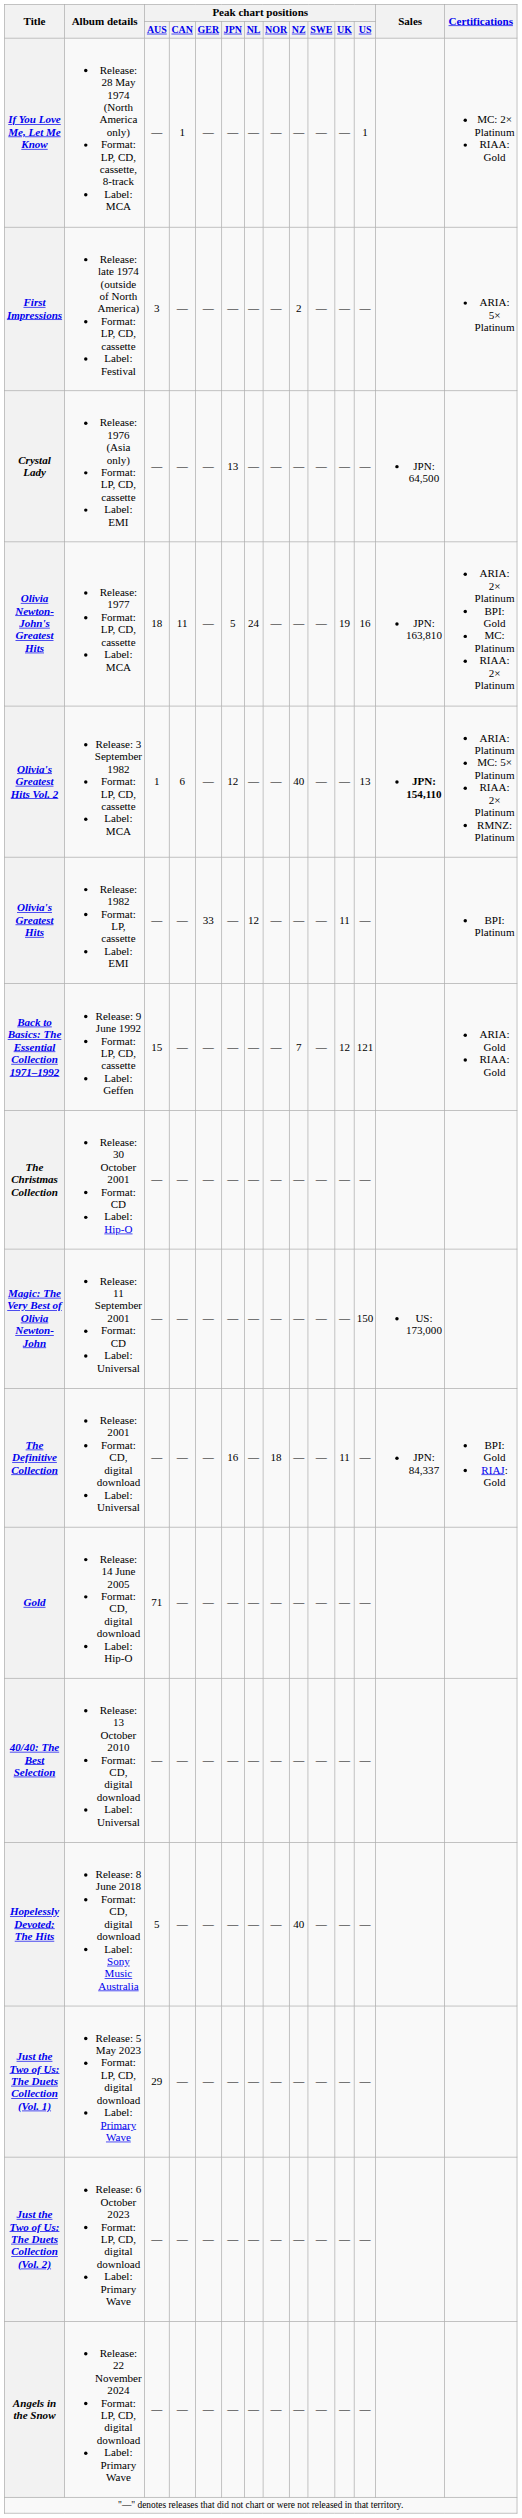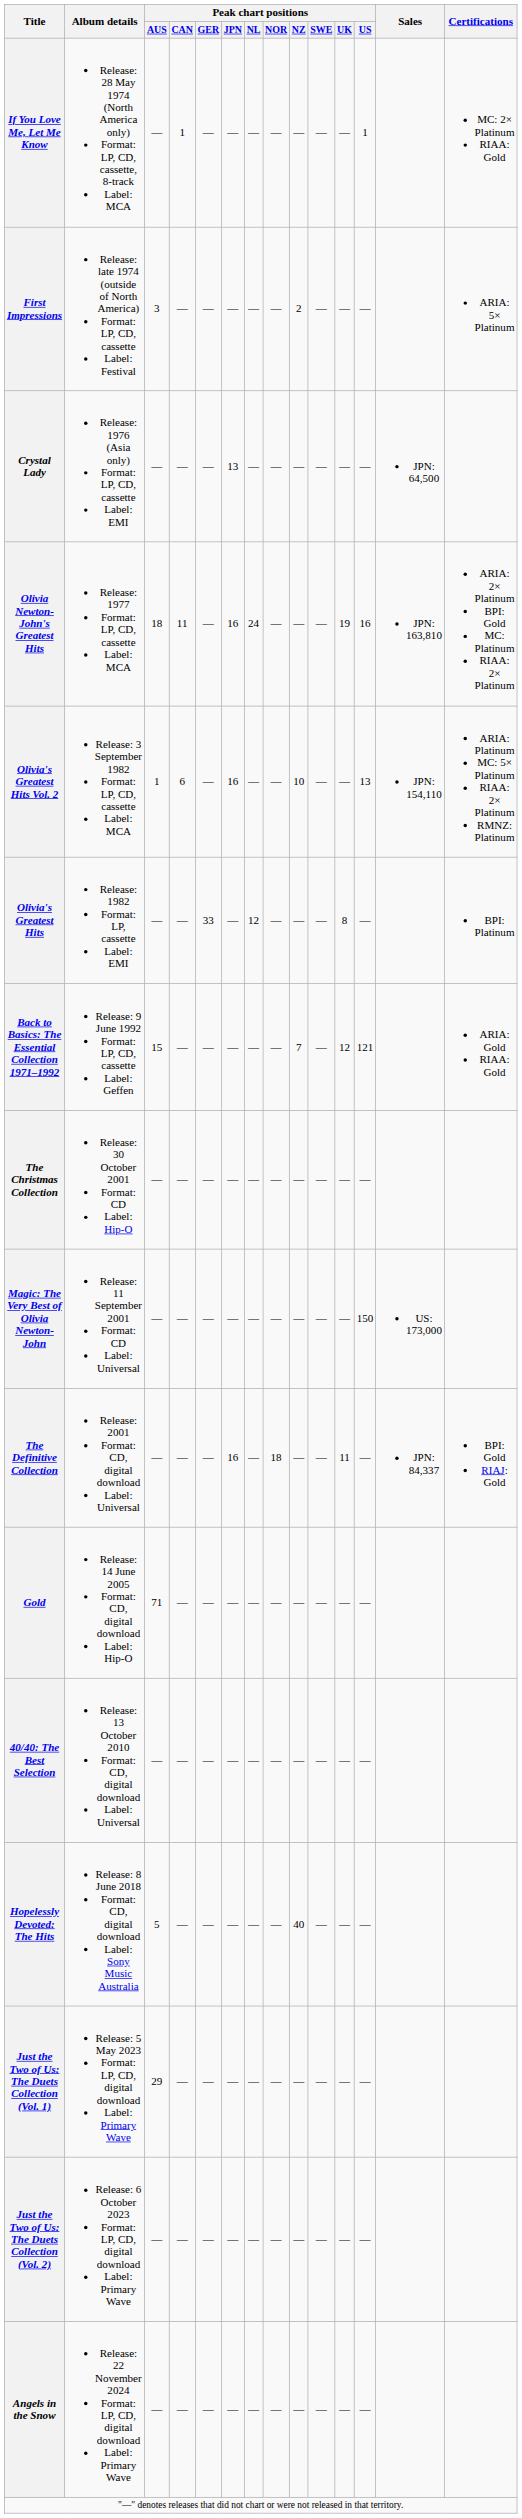(233, 624) 5 -> (233, 624) 16
(233, 781) 12 -> (233, 781) 16
(299, 781) 40 -> (299, 781) 10
(410, 788) bold -> (410, 788) normal
(344, 920) 11 -> (344, 920) 8
